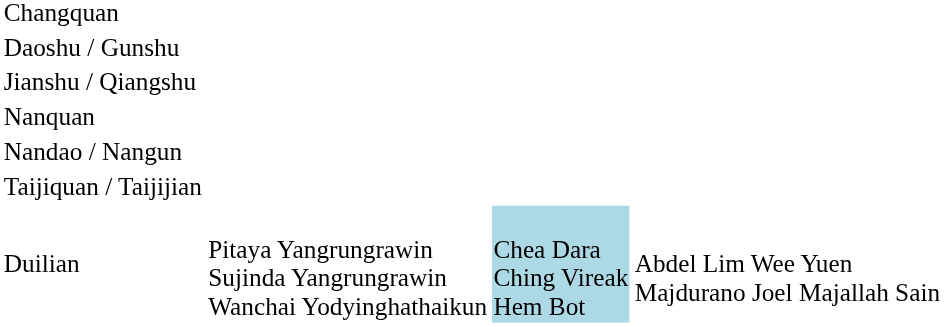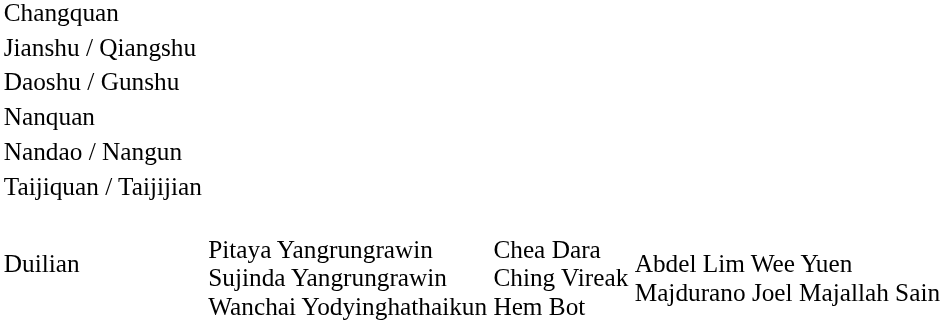rows swapped: (92, 47) <-> (100, 82)
(561, 278) lightblue background -> (561, 278) no background
